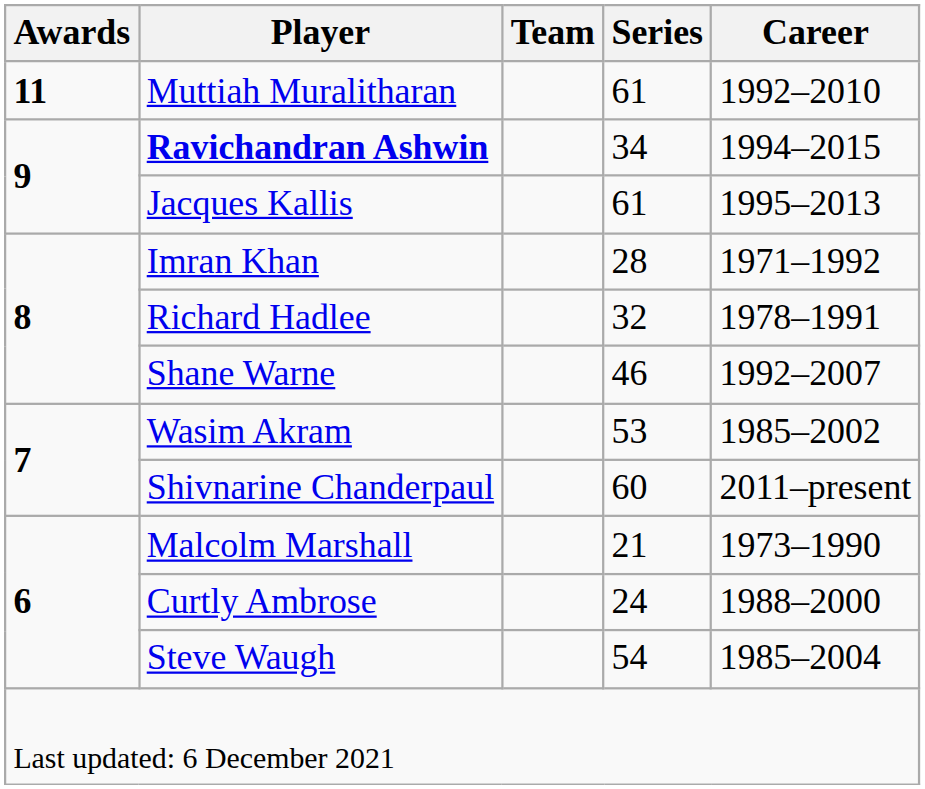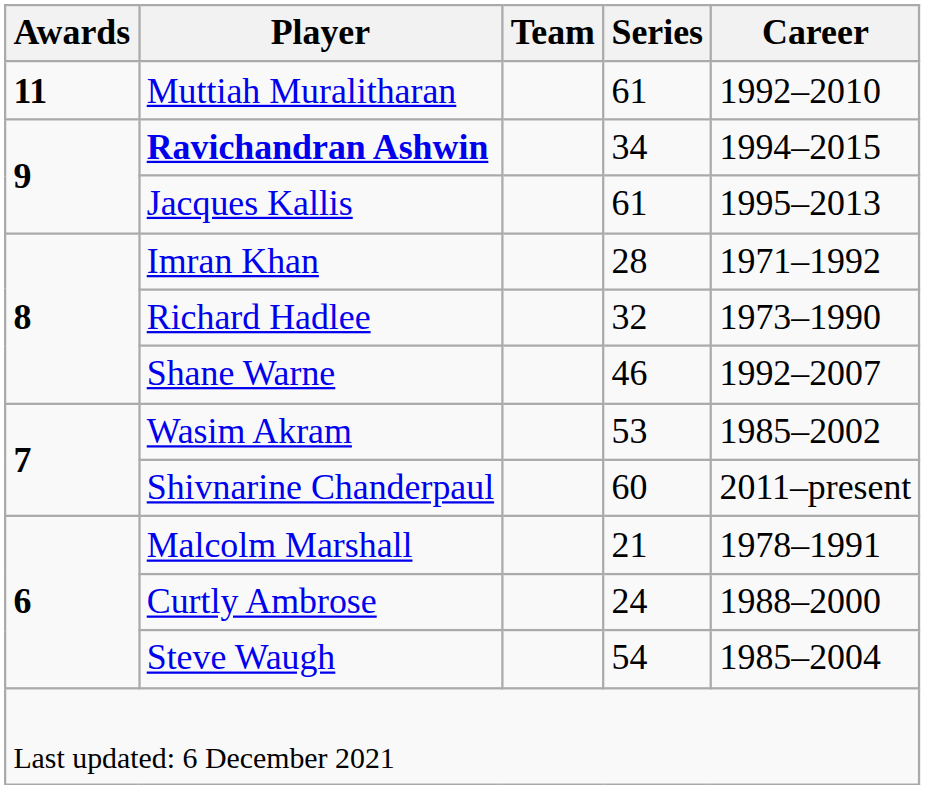(800, 317) 1978–1991 -> (800, 317) 1973–1990
(800, 544) 1973–1990 -> (800, 544) 1978–1991
